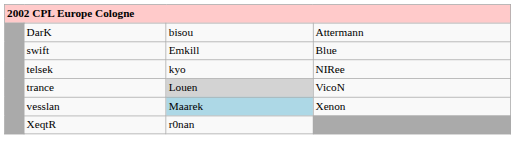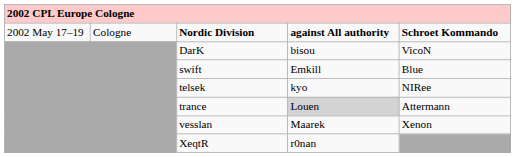+ row: (217, 32)
(340, 32) Attermann -> (416, 50) VicoN
(330, 87) VicoN -> (426, 106) Attermann
(186, 106) lightblue background -> (308, 124) no background
